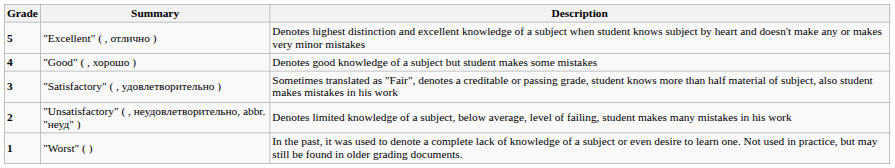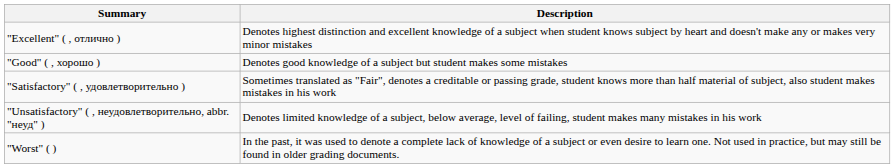- column: (22, 13)
